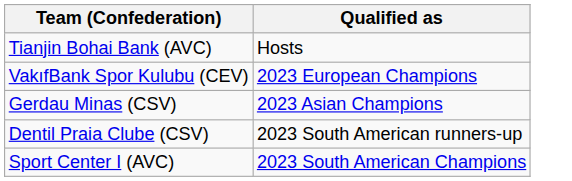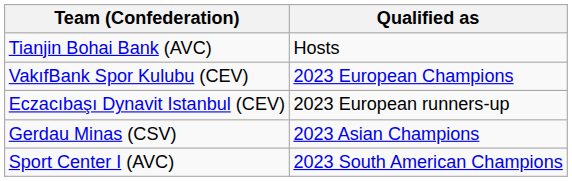+ row: (147, 104)
- row: (109, 133)
